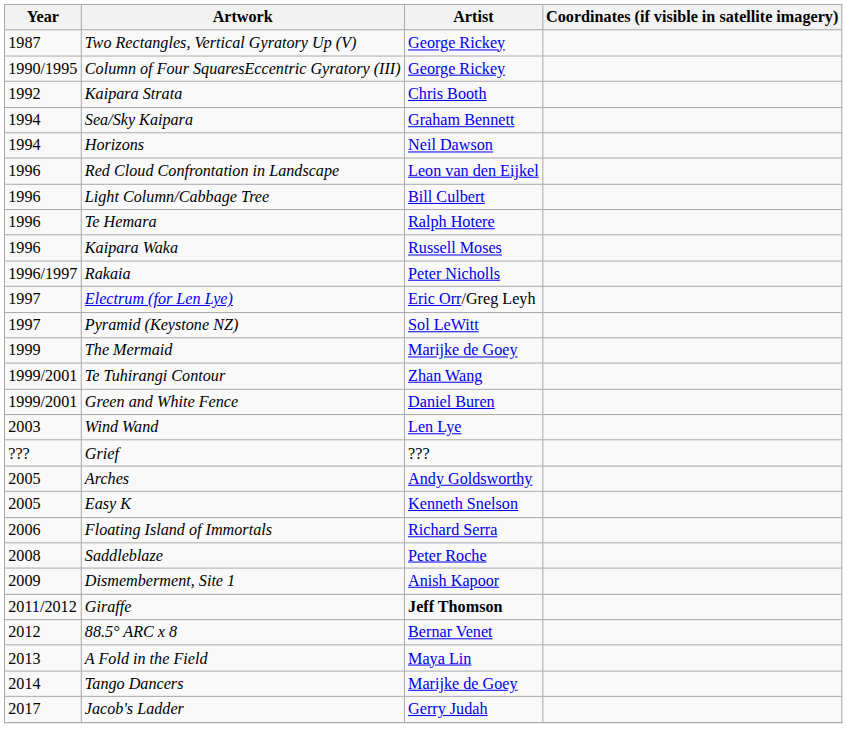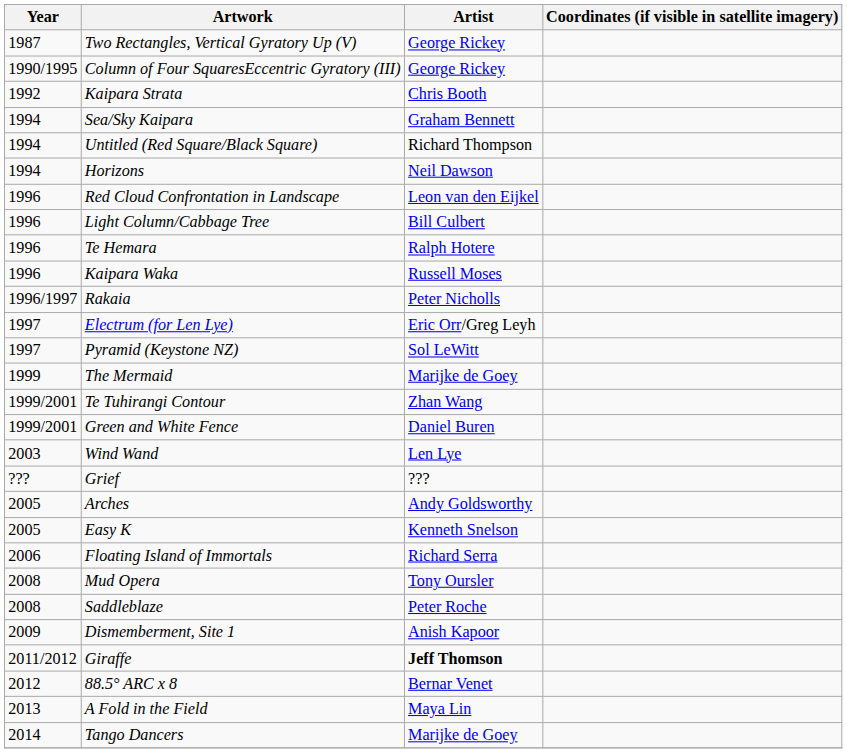+ row: (201, 145)
+ row: (122, 581)
- row: (134, 709)
